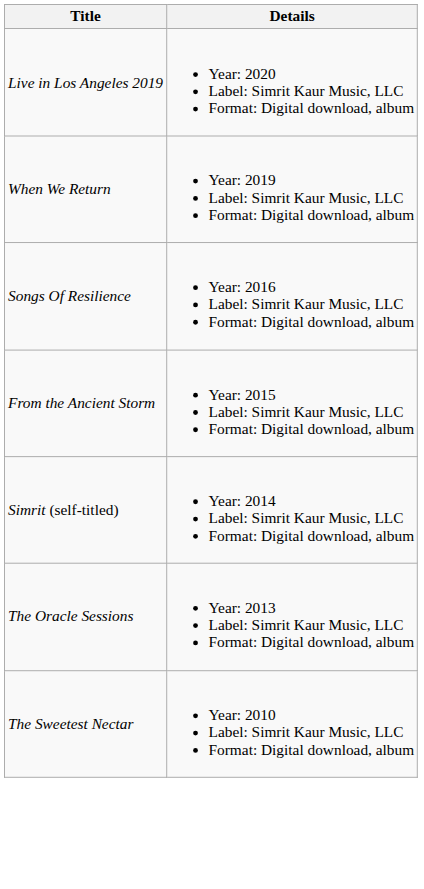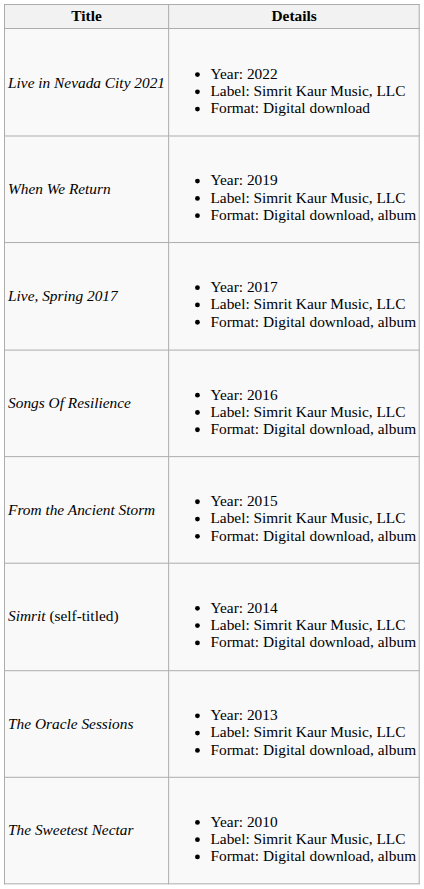+ row: (87, 82)
- row: (86, 82)
+ row: (63, 296)
